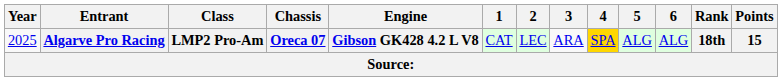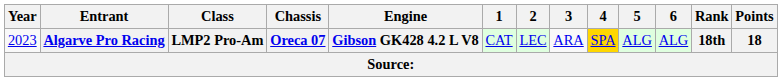(22, 40) 2025 -> (22, 40) 2023
(755, 40) 15 -> (755, 40) 18
